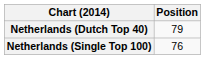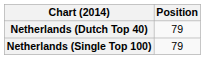(177, 46) 76 -> (177, 46) 79
